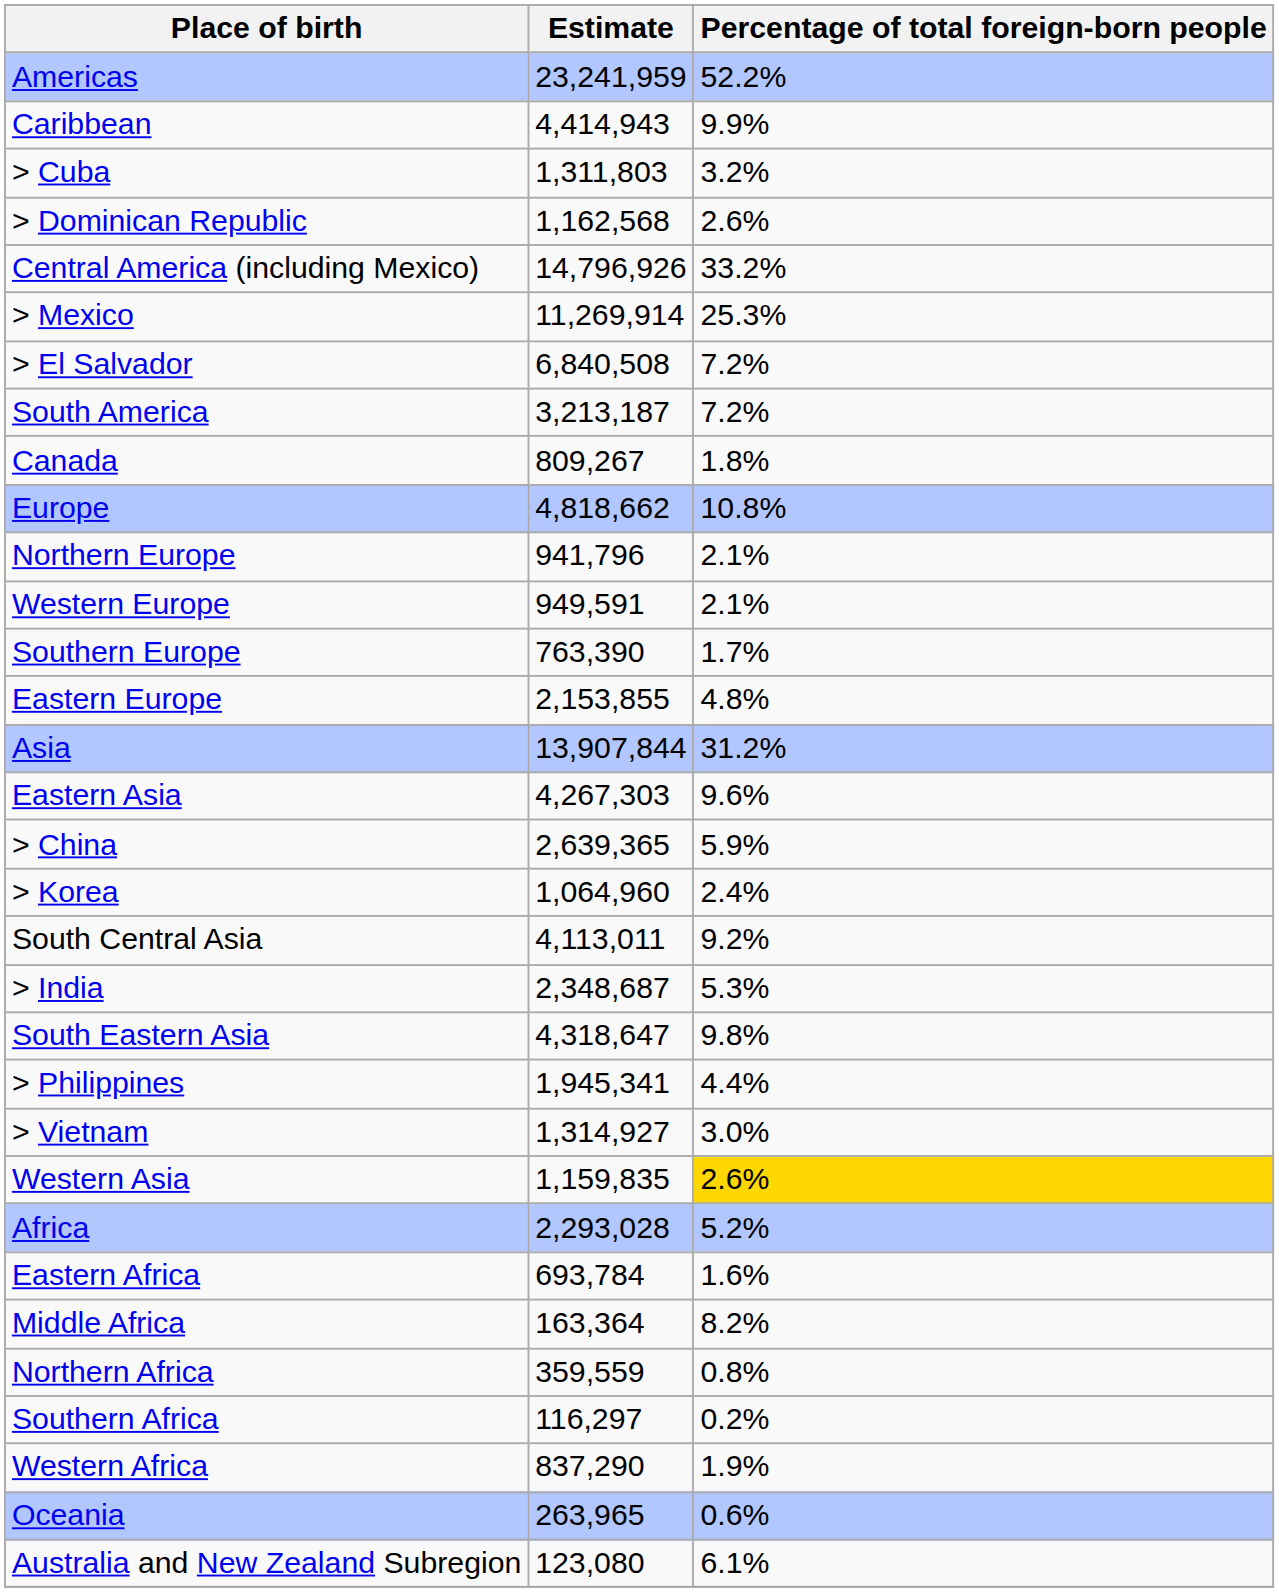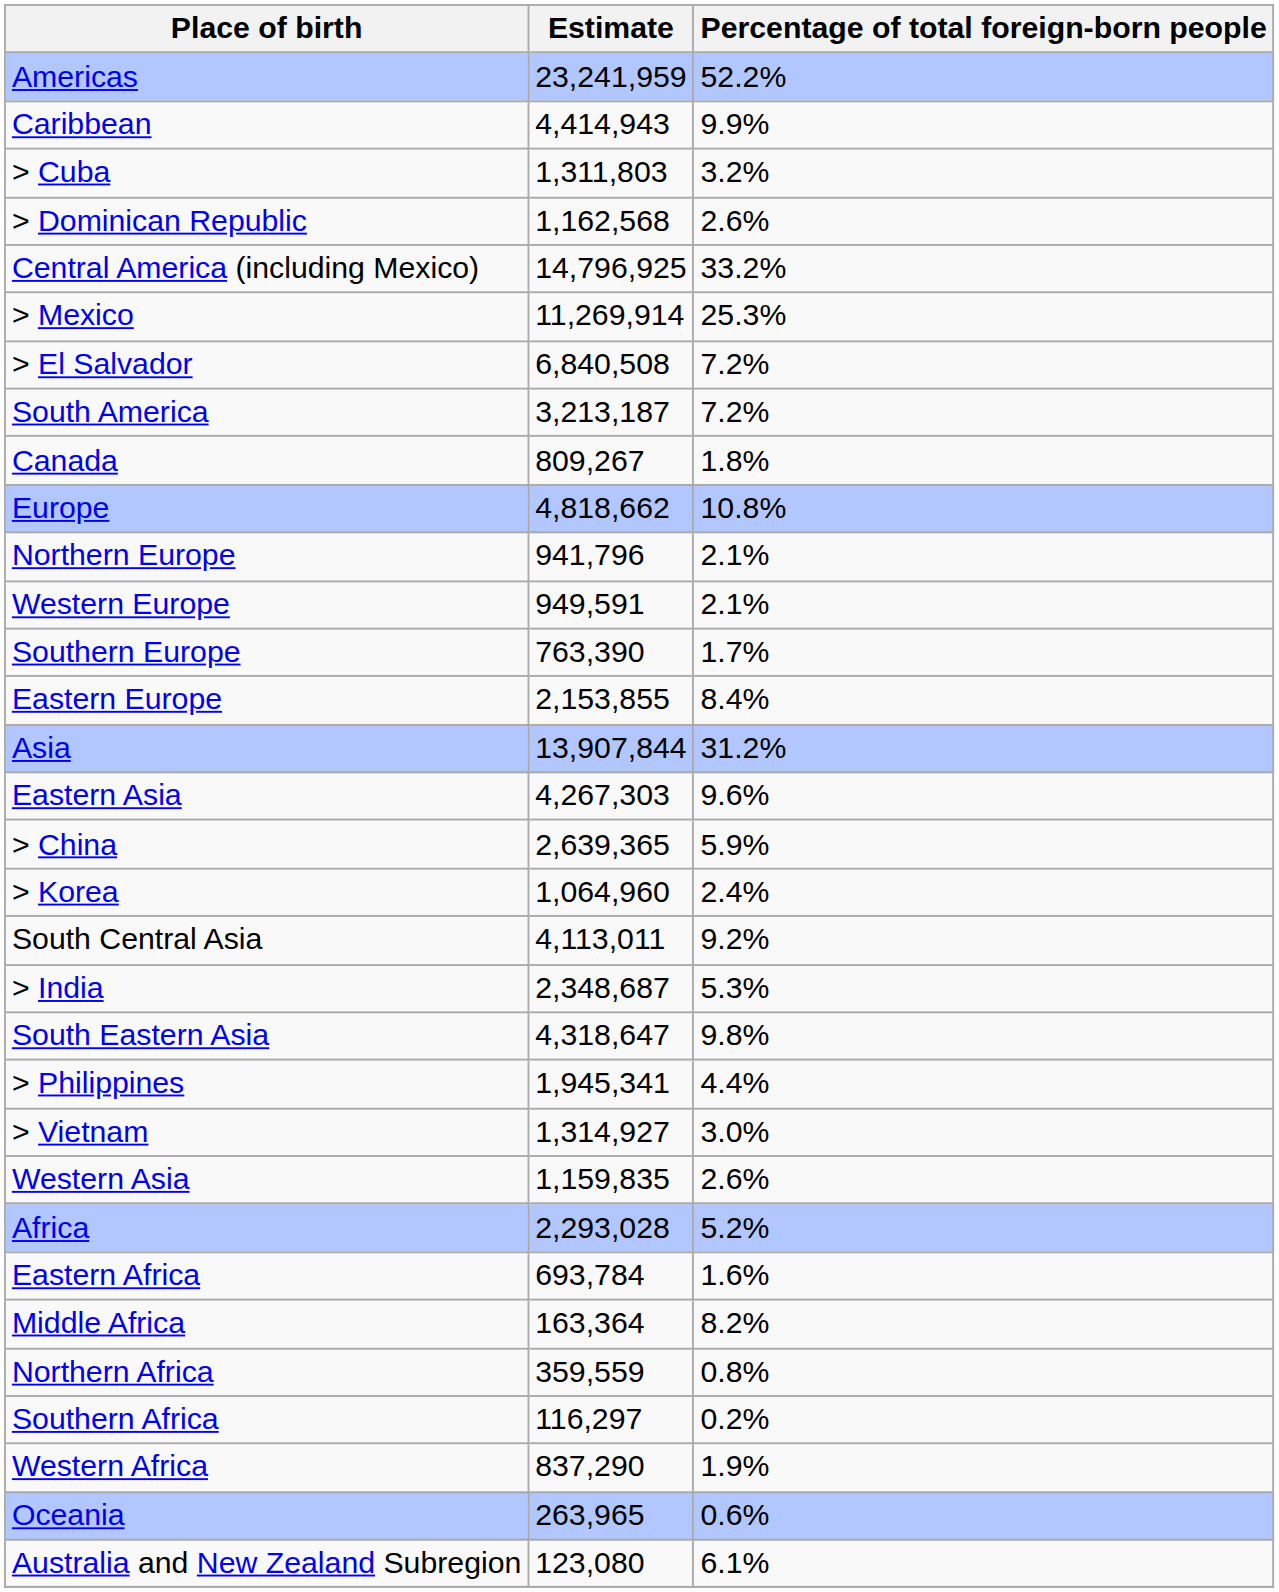(611, 268) 14,796,926 -> (611, 268) 14,796,925
(735, 699) 4.8% -> (735, 699) 8.4%
(735, 1179) gold background -> (735, 1179) no background
